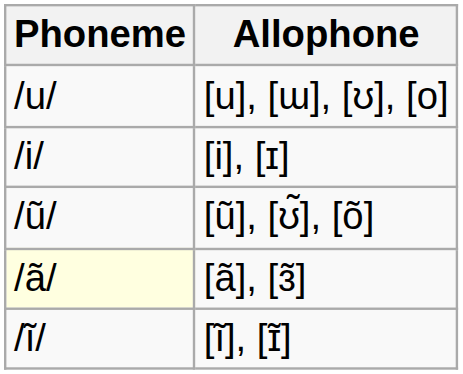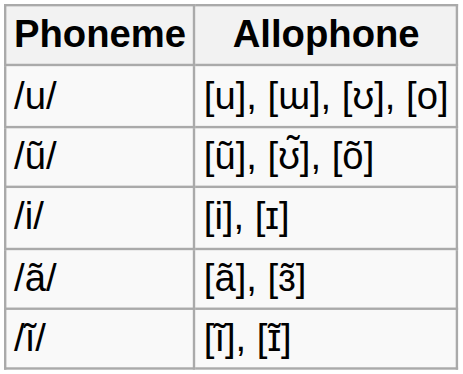rows swapped: (247, 156) <-> (289, 216)
(35, 277) lightyellow background -> (35, 277) no background
